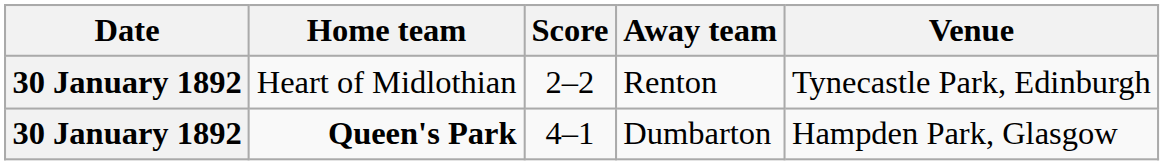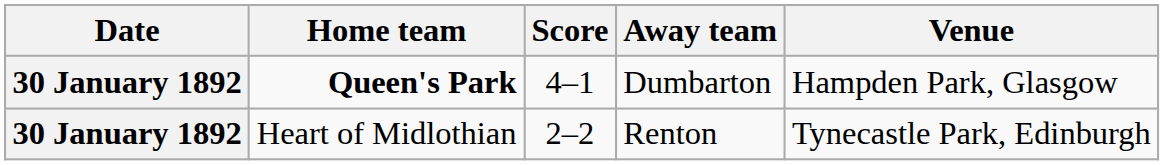rows swapped: (387, 81) <-> (422, 133)
